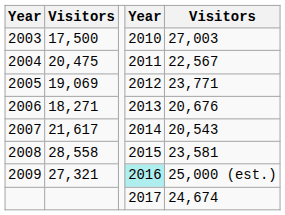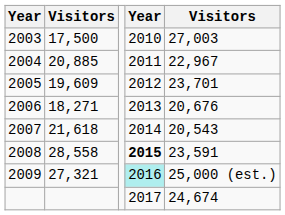(73, 62) 20,475 -> (73, 62) 20,885
(193, 62) 22,567 -> (193, 62) 22,967
(73, 85) 19,069 -> (73, 85) 19,609
(193, 85) 23,771 -> (193, 85) 23,701
(73, 130) 21,617 -> (73, 130) 21,618
(145, 153) normal -> (145, 153) bold
(193, 153) 23,581 -> (193, 153) 23,591
